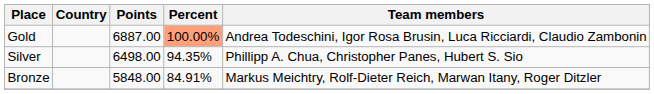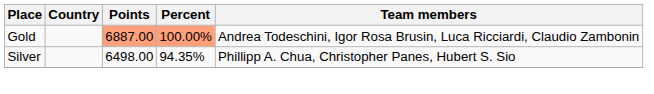(137, 36) no background -> (129, 36) lightsalmon background
- row: (29, 78)
